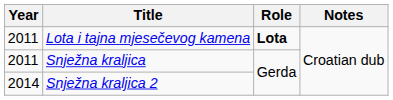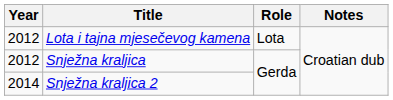(23, 38) 2011 -> (24, 38) 2012
(272, 38) bold -> (271, 38) normal
(23, 60) 2011 -> (24, 60) 2012
